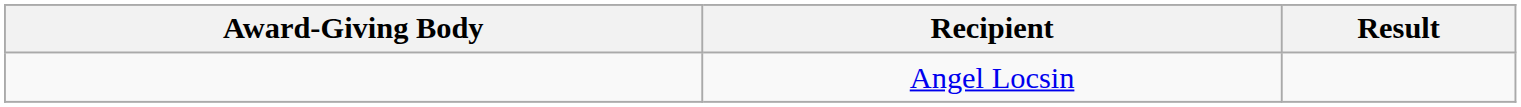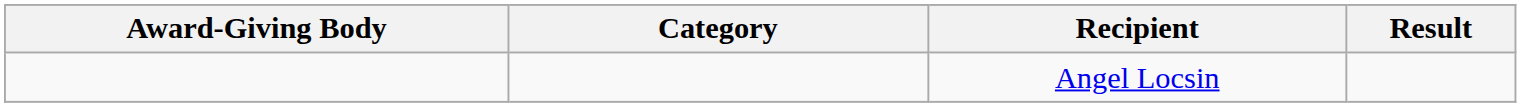+ column: (718, 28)
